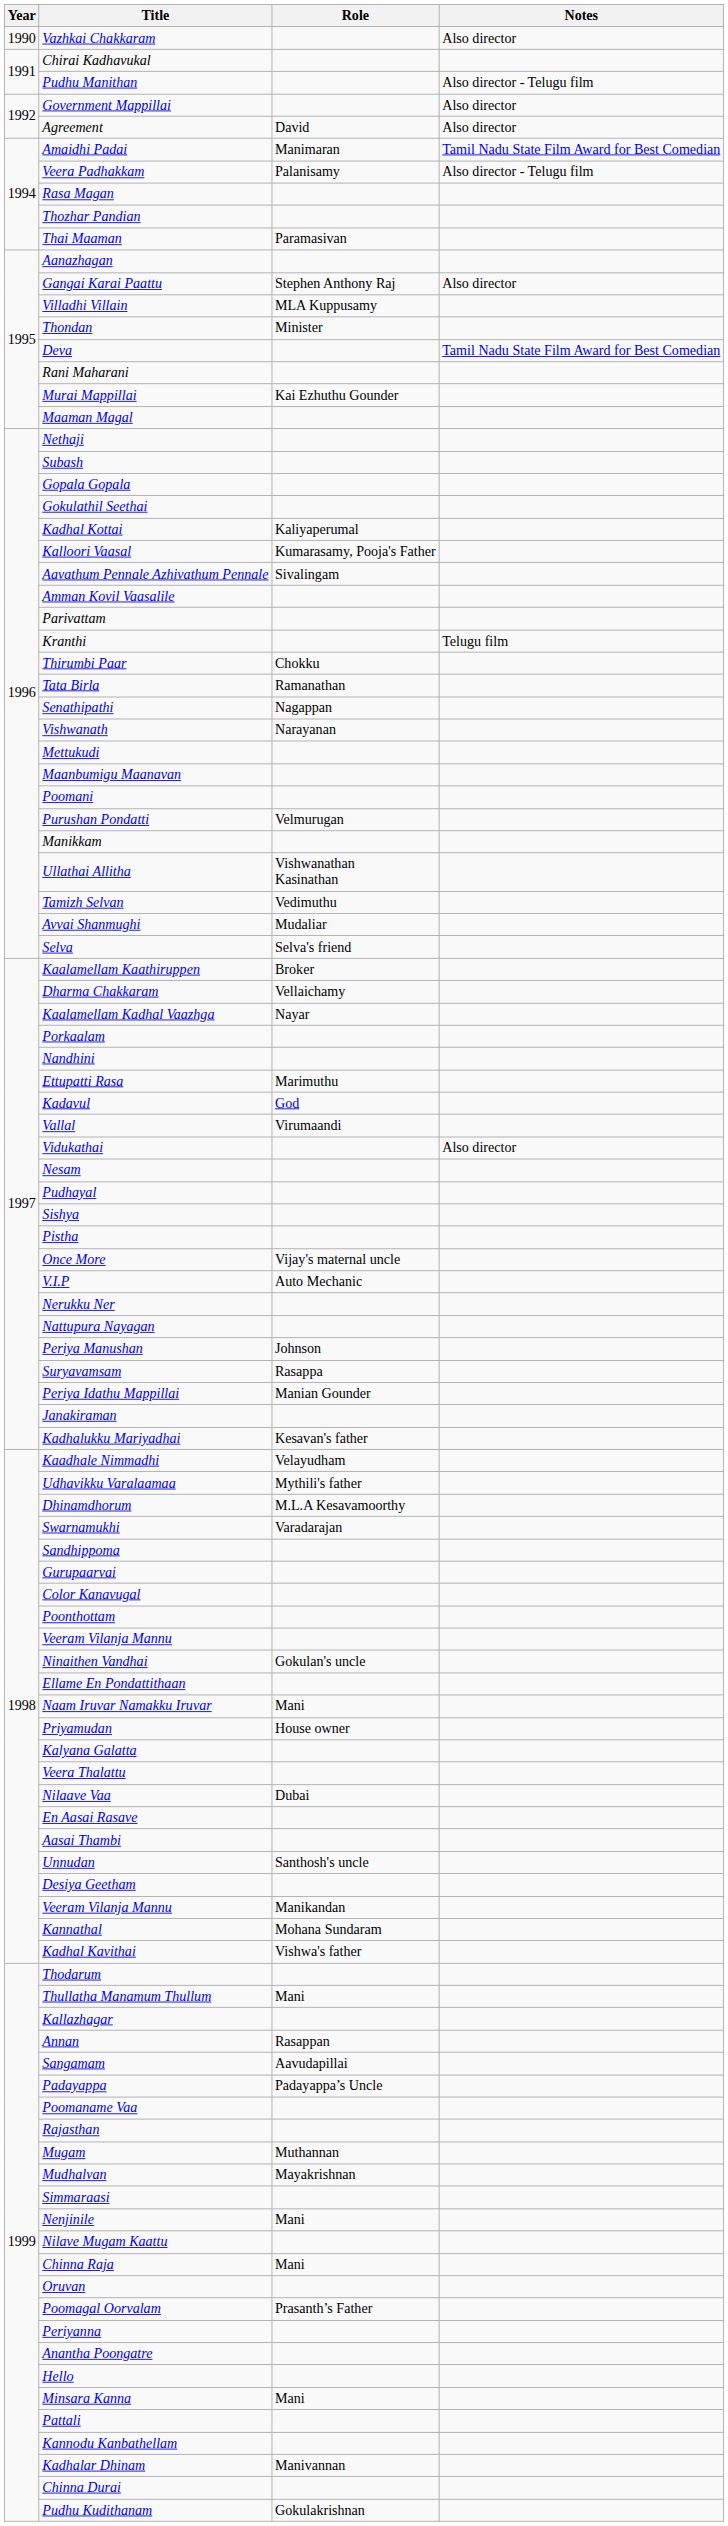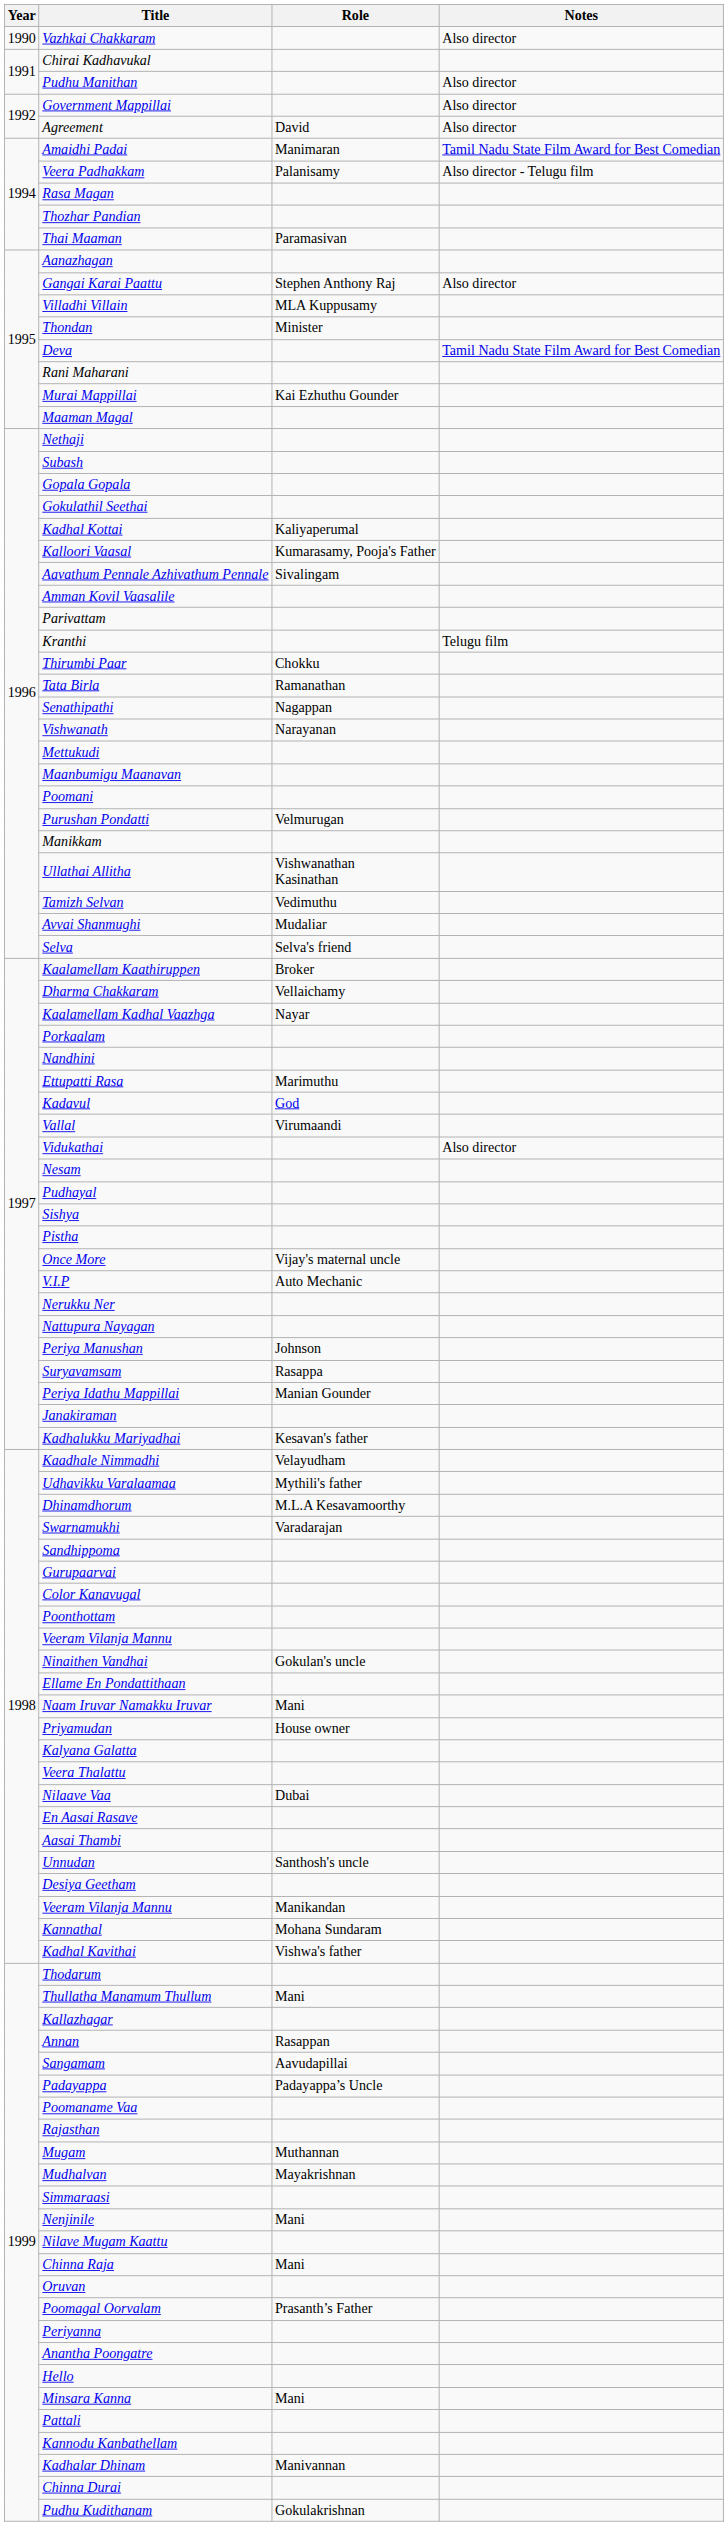(518, 82) Also director - Telugu film -> (479, 82) Also director
